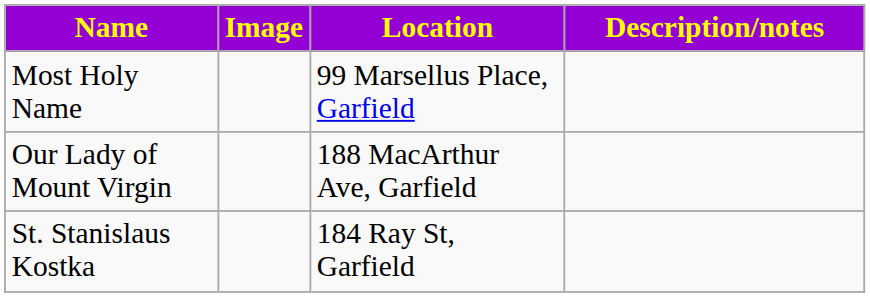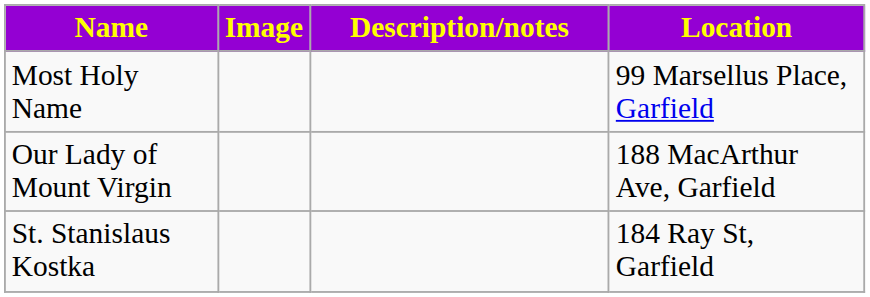columns swapped: (437, 27) <-> (715, 27)
